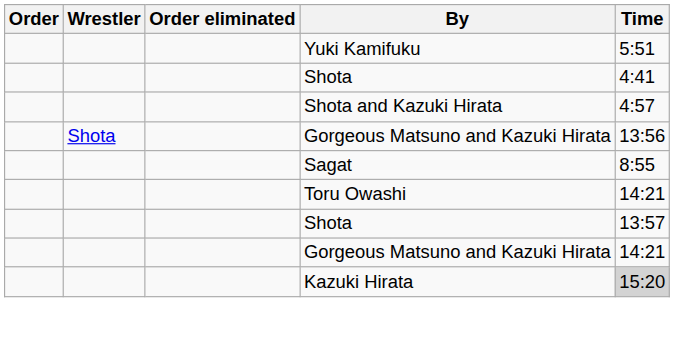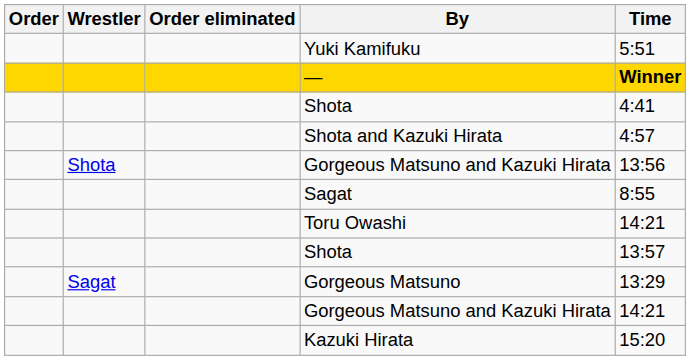+ row: (104, 78)
+ row: (91, 281)
(642, 281) lightgrey background -> (642, 340) no background
